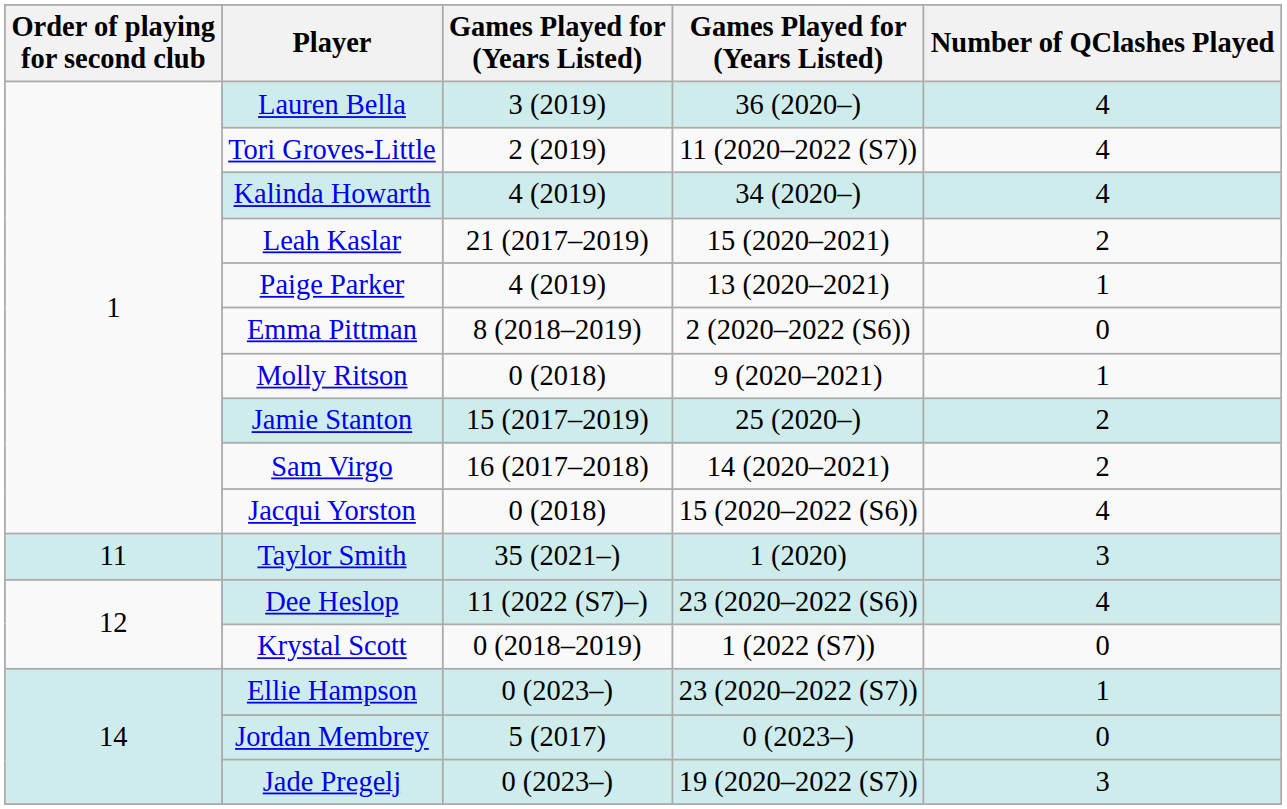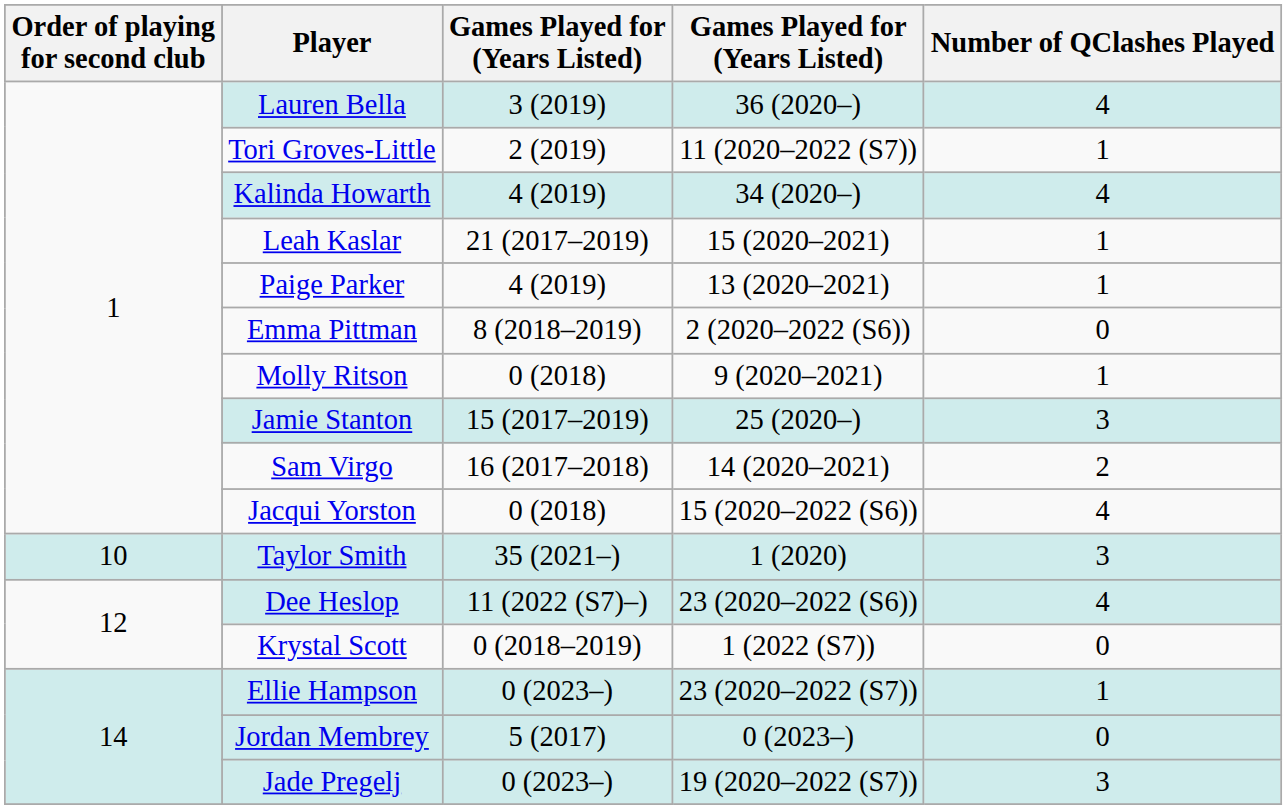(1103, 149) 4 -> (1103, 149) 1
(1103, 239) 2 -> (1103, 239) 1
(1103, 420) 2 -> (1103, 420) 3
(113, 555) 11 -> (113, 555) 10
